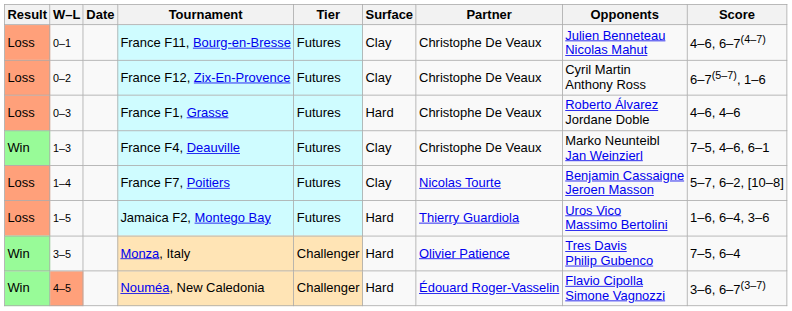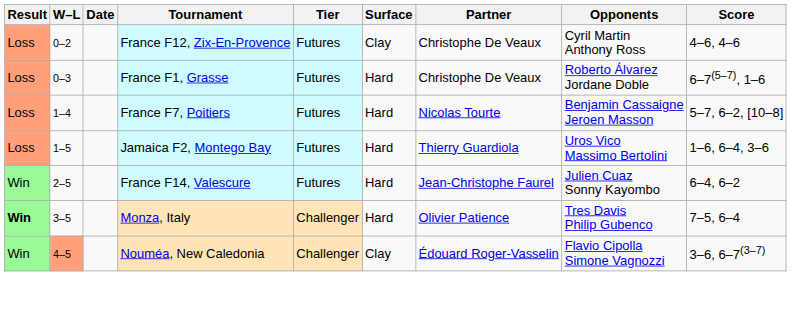- row: (206, 42)
(728, 77) 6–7(5–7), 1–6 -> (715, 42) 4–6, 4–6
(715, 112) 4–6, 4–6 -> (727, 77) 6–7(5–7), 1–6
- row: (180, 148)
(378, 183) Clay -> (379, 112) Hard
+ row: (185, 183)
(19, 253) normal -> (19, 218) bold
(380, 288) Hard -> (378, 253) Clay
